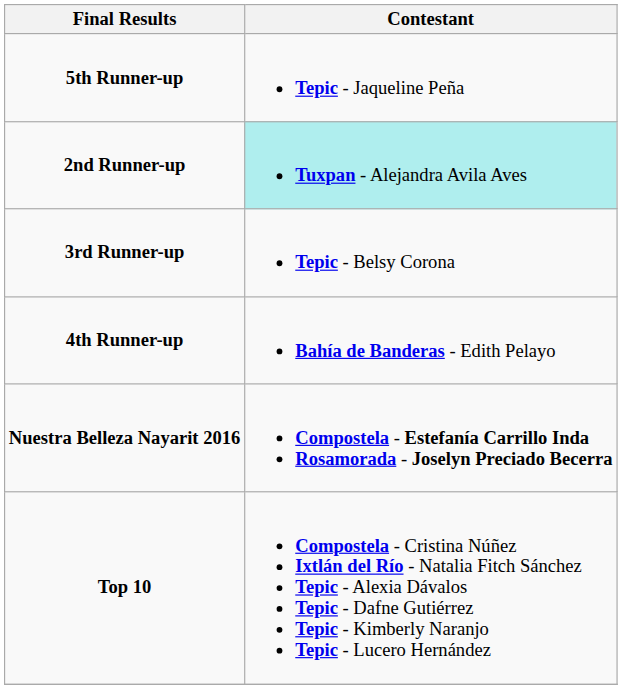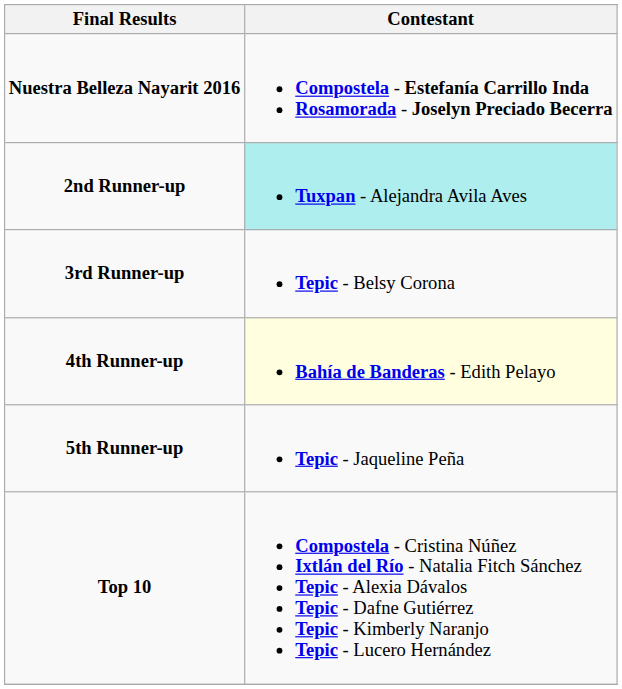rows swapped: (125, 437) <-> (125, 77)
(431, 350) no background -> (431, 371) lightyellow background
